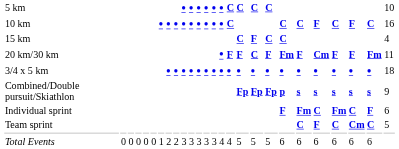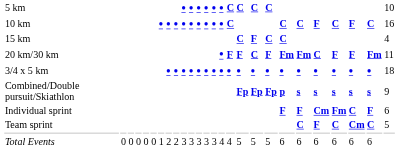(300, 54) F -> (304, 54) Fm
(321, 54) Cm -> (317, 54) C
(304, 111) Fm -> (300, 111) F
(317, 111) C -> (321, 111) Cm
